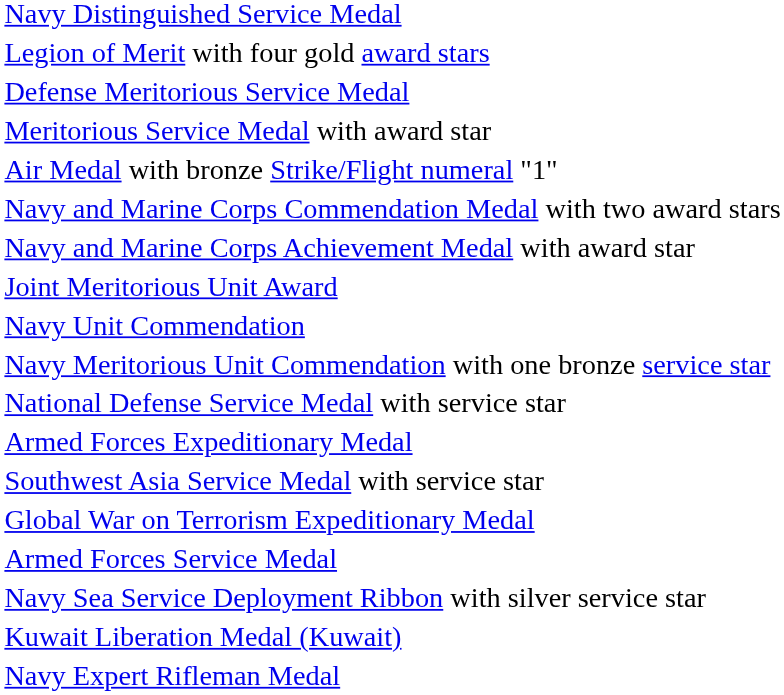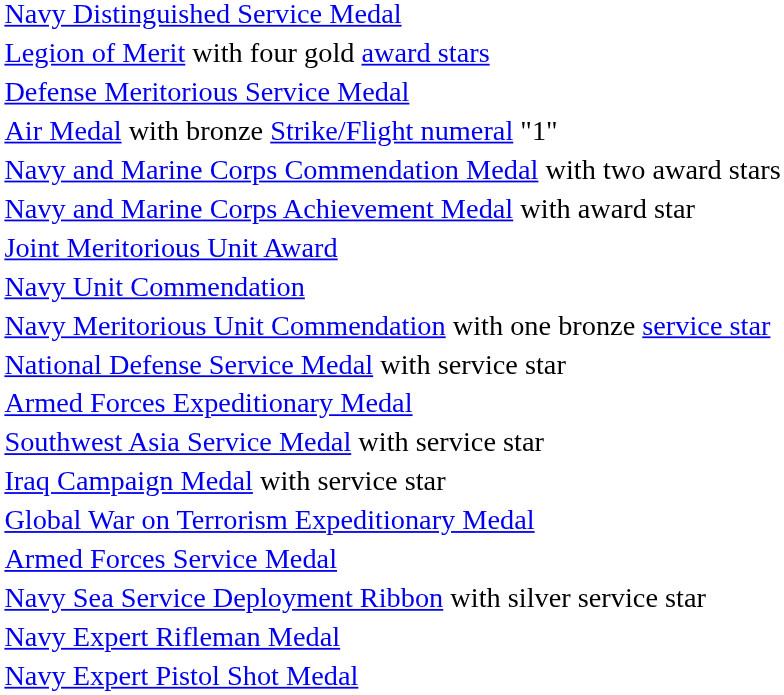- row: (248, 130)
+ row: (225, 481)
- row: (203, 636)
+ row: (181, 675)
